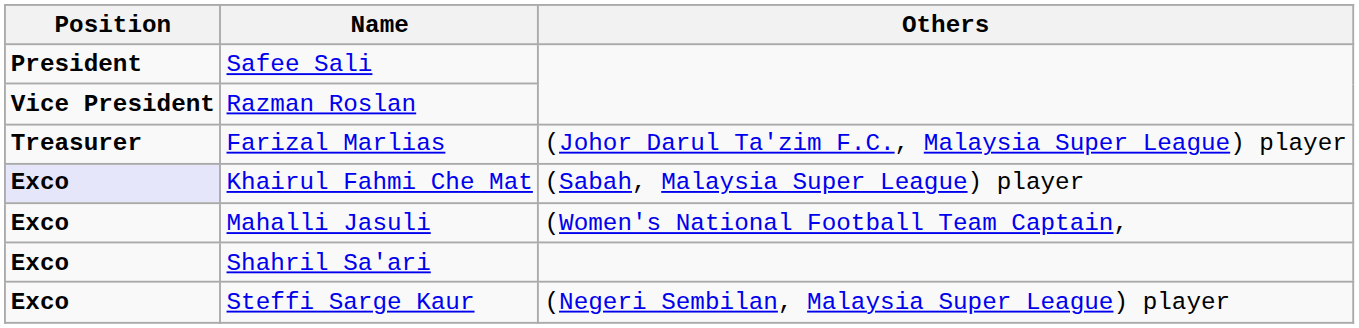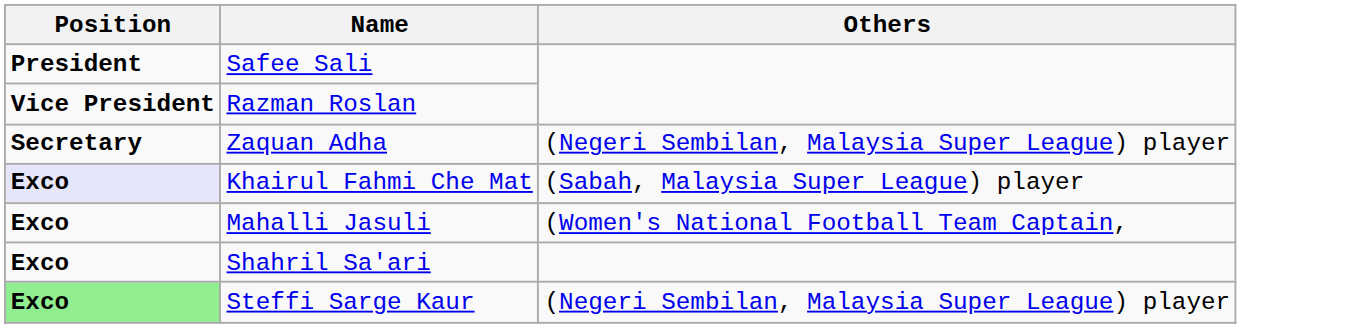+ row: (307, 144)
- row: (336, 144)
(40, 302) no background -> (40, 302) lightgreen background
